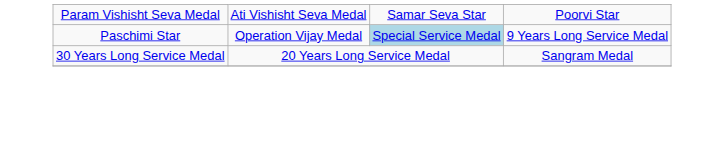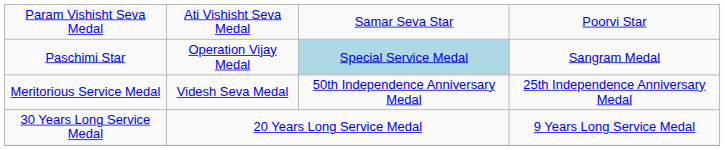(587, 35) 9 Years Long Service Medal -> (614, 57) Sangram Medal
+ row: (85, 92)
(587, 55) Sangram Medal -> (614, 127) 9 Years Long Service Medal
